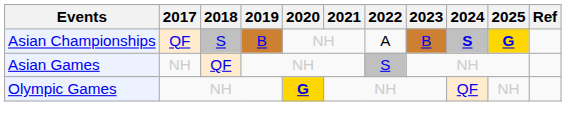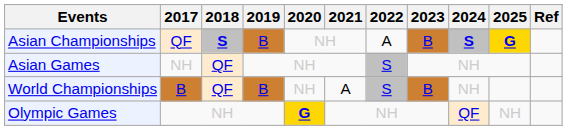(221, 41) normal -> (222, 41) bold
+ row: (83, 89)
